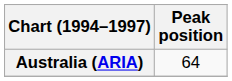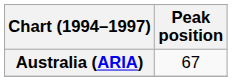(191, 62) 64 -> (191, 62) 67
